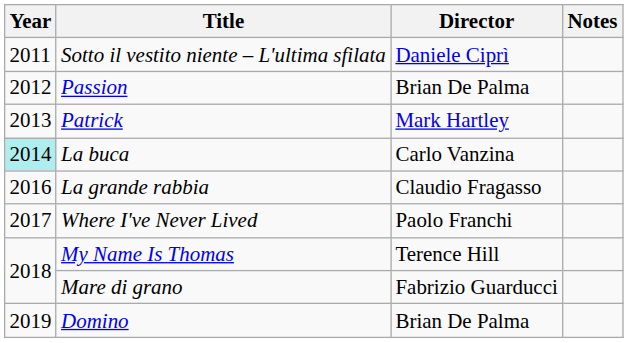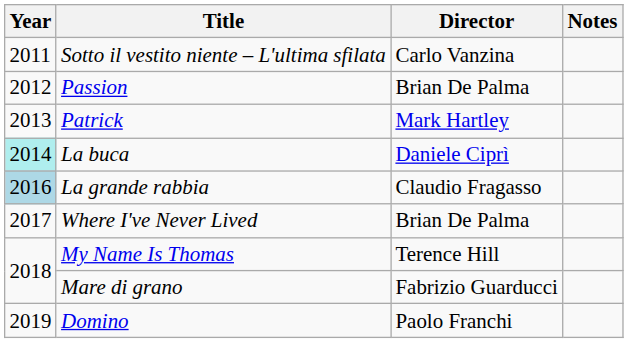(452, 54) Daniele Ciprì -> (455, 54) Carlo Vanzina
(455, 154) Carlo Vanzina -> (452, 154) Daniele Ciprì
(30, 187) no background -> (30, 187) lightblue background
(454, 220) Paolo Franchi -> (462, 220) Brian De Palma
(462, 320) Brian De Palma -> (454, 320) Paolo Franchi
